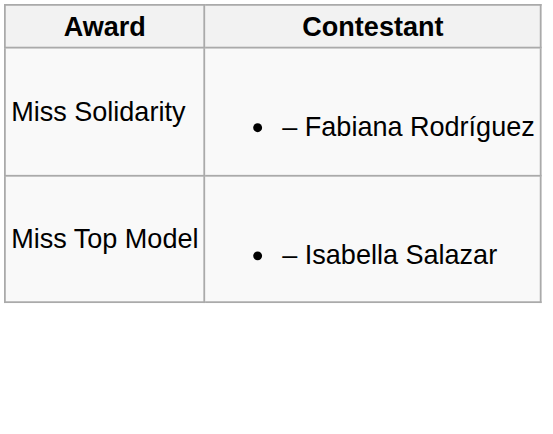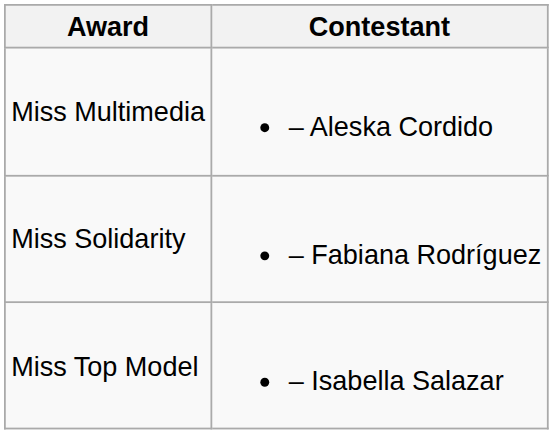+ row: (108, 111)
